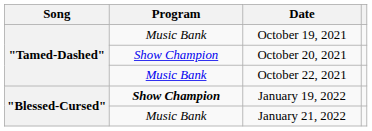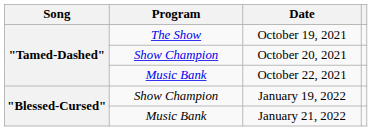(176, 34) Music Bank -> (176, 34) The Show
(176, 95) bold -> (176, 95) normal
